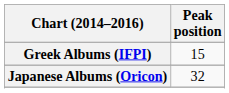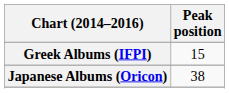(198, 76) 32 -> (198, 76) 38
